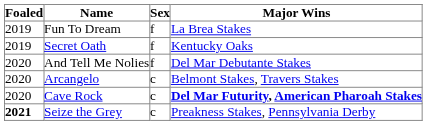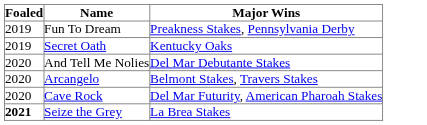- column: (160, 12)
(211, 29) La Brea Stakes -> (252, 29) Preakness Stakes, Pennsylvania Derby
(296, 95) bold -> (266, 95) normal
(273, 112) Preakness Stakes, Pennsylvania Derby -> (190, 112) La Brea Stakes
